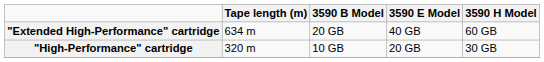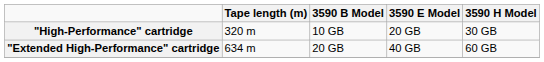rows swapped: (113, 48) <-> (113, 31)
